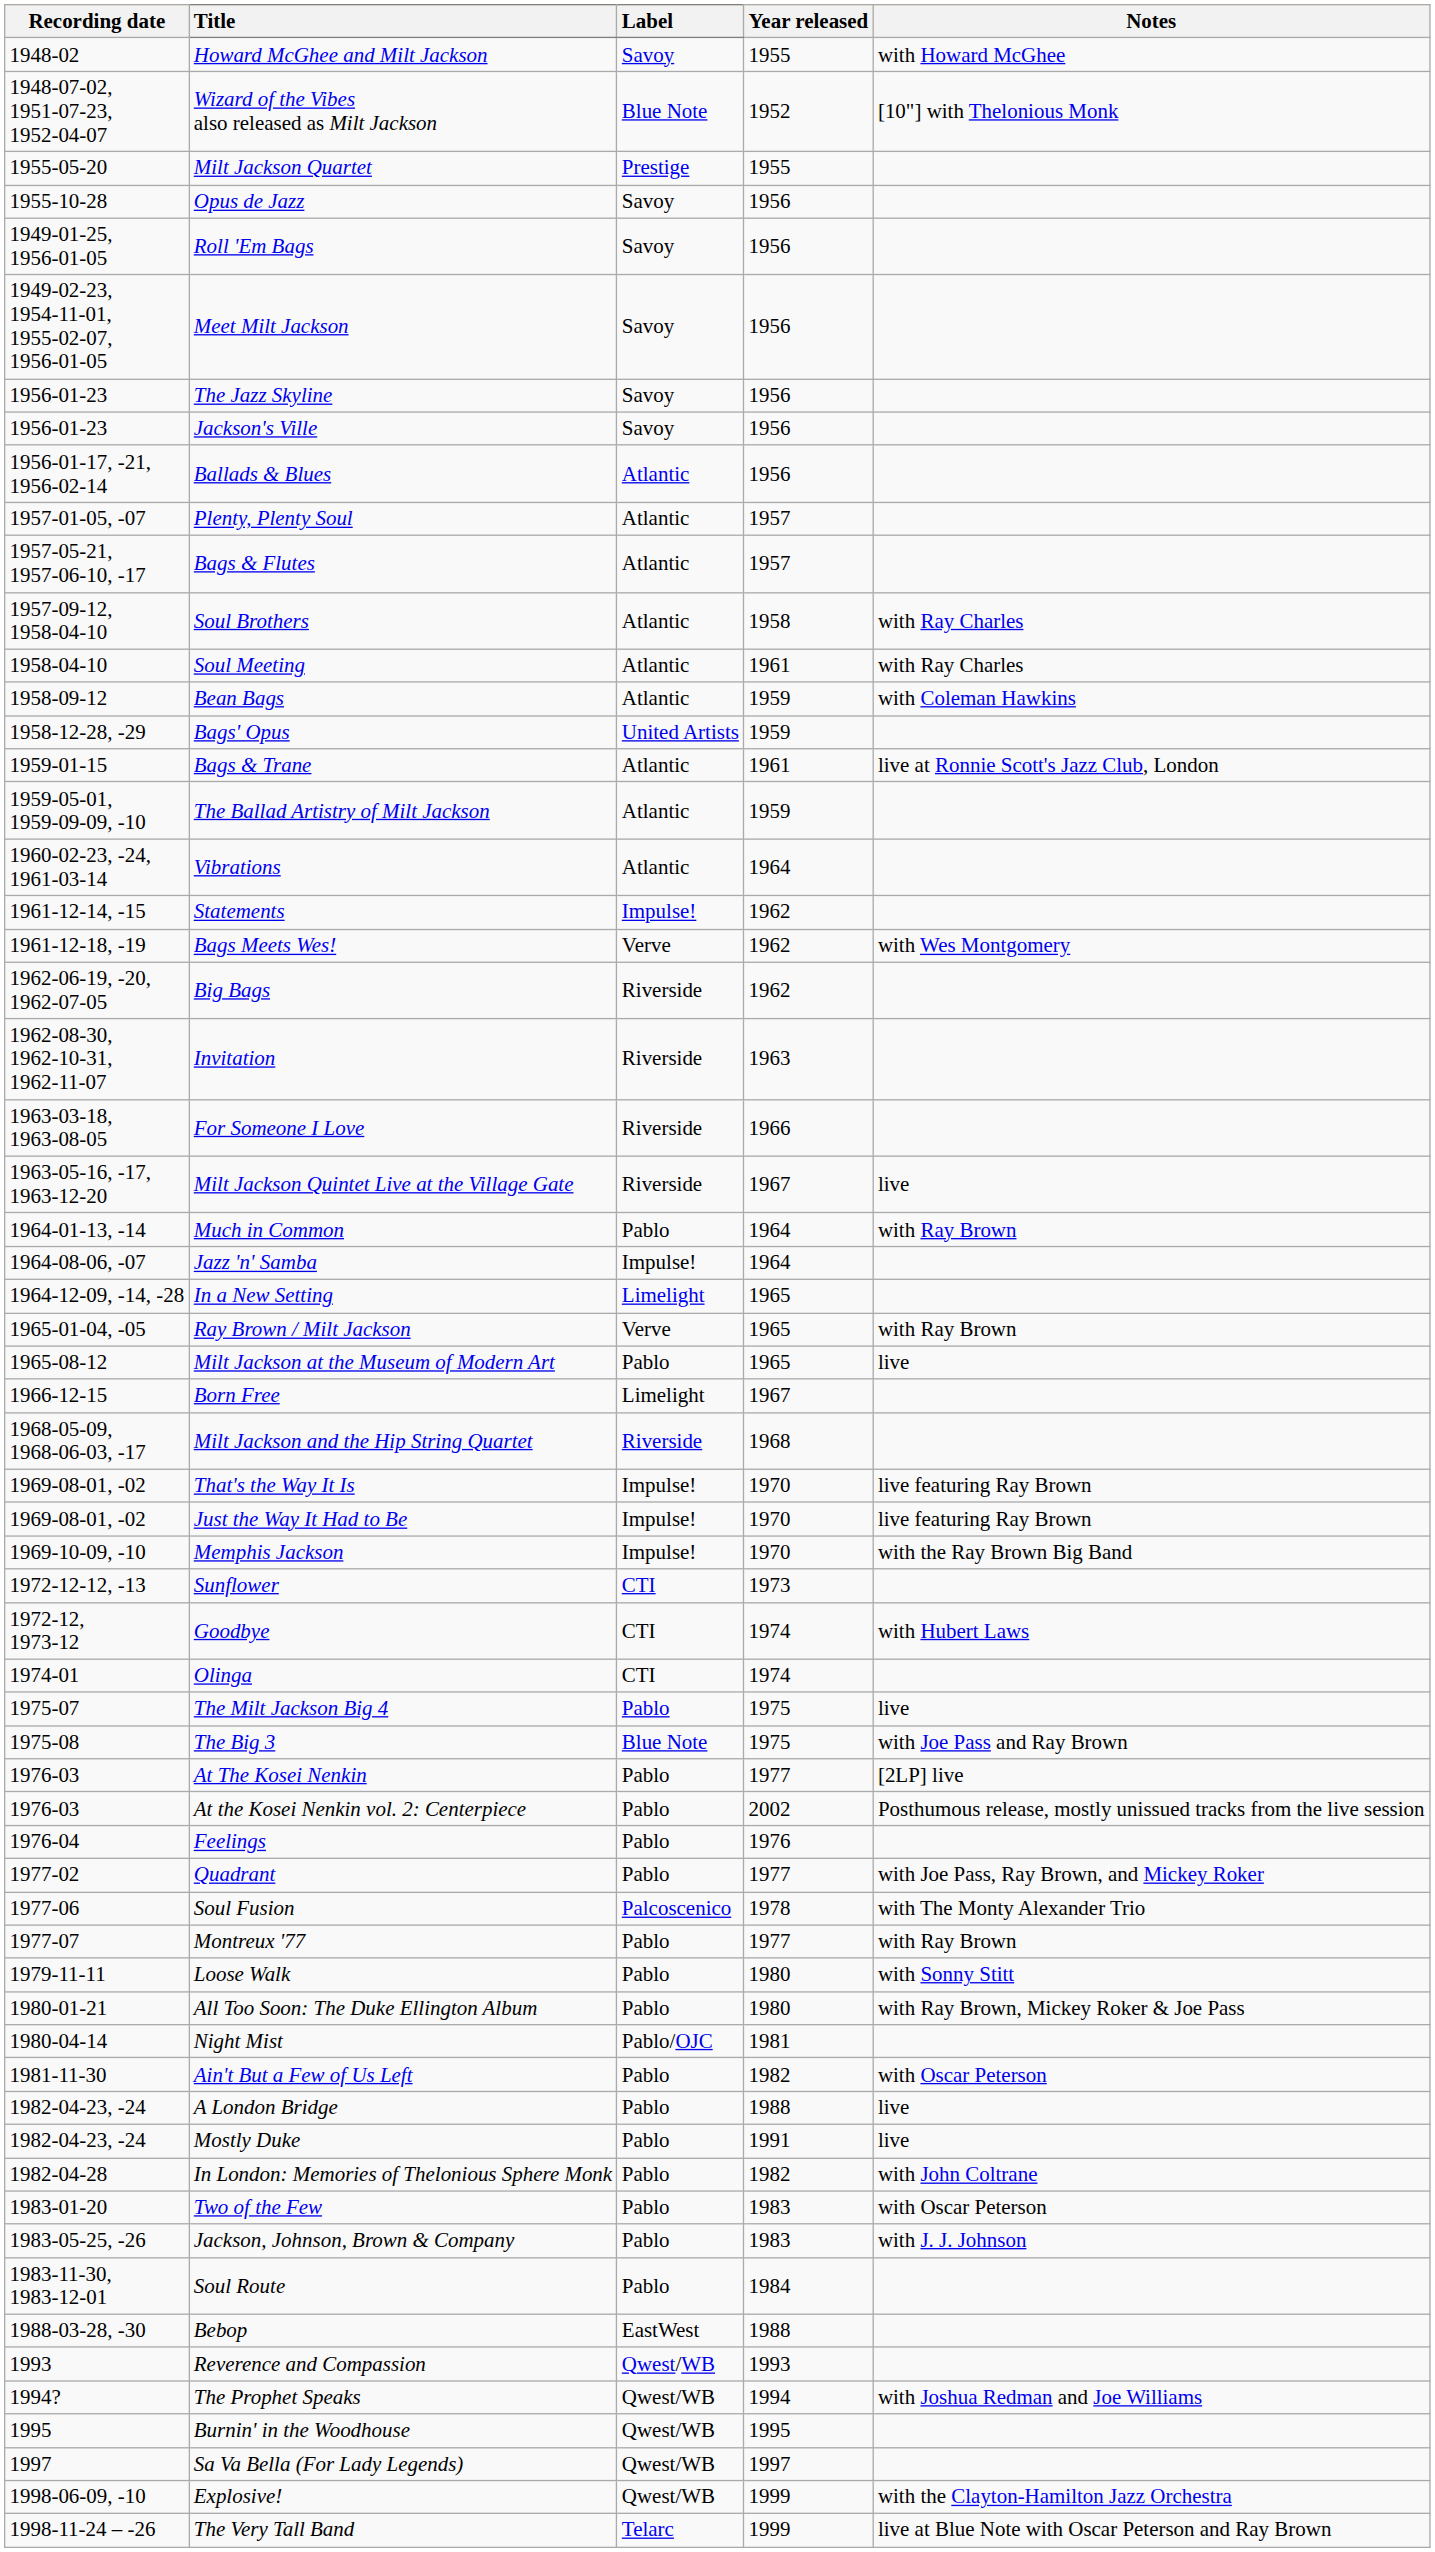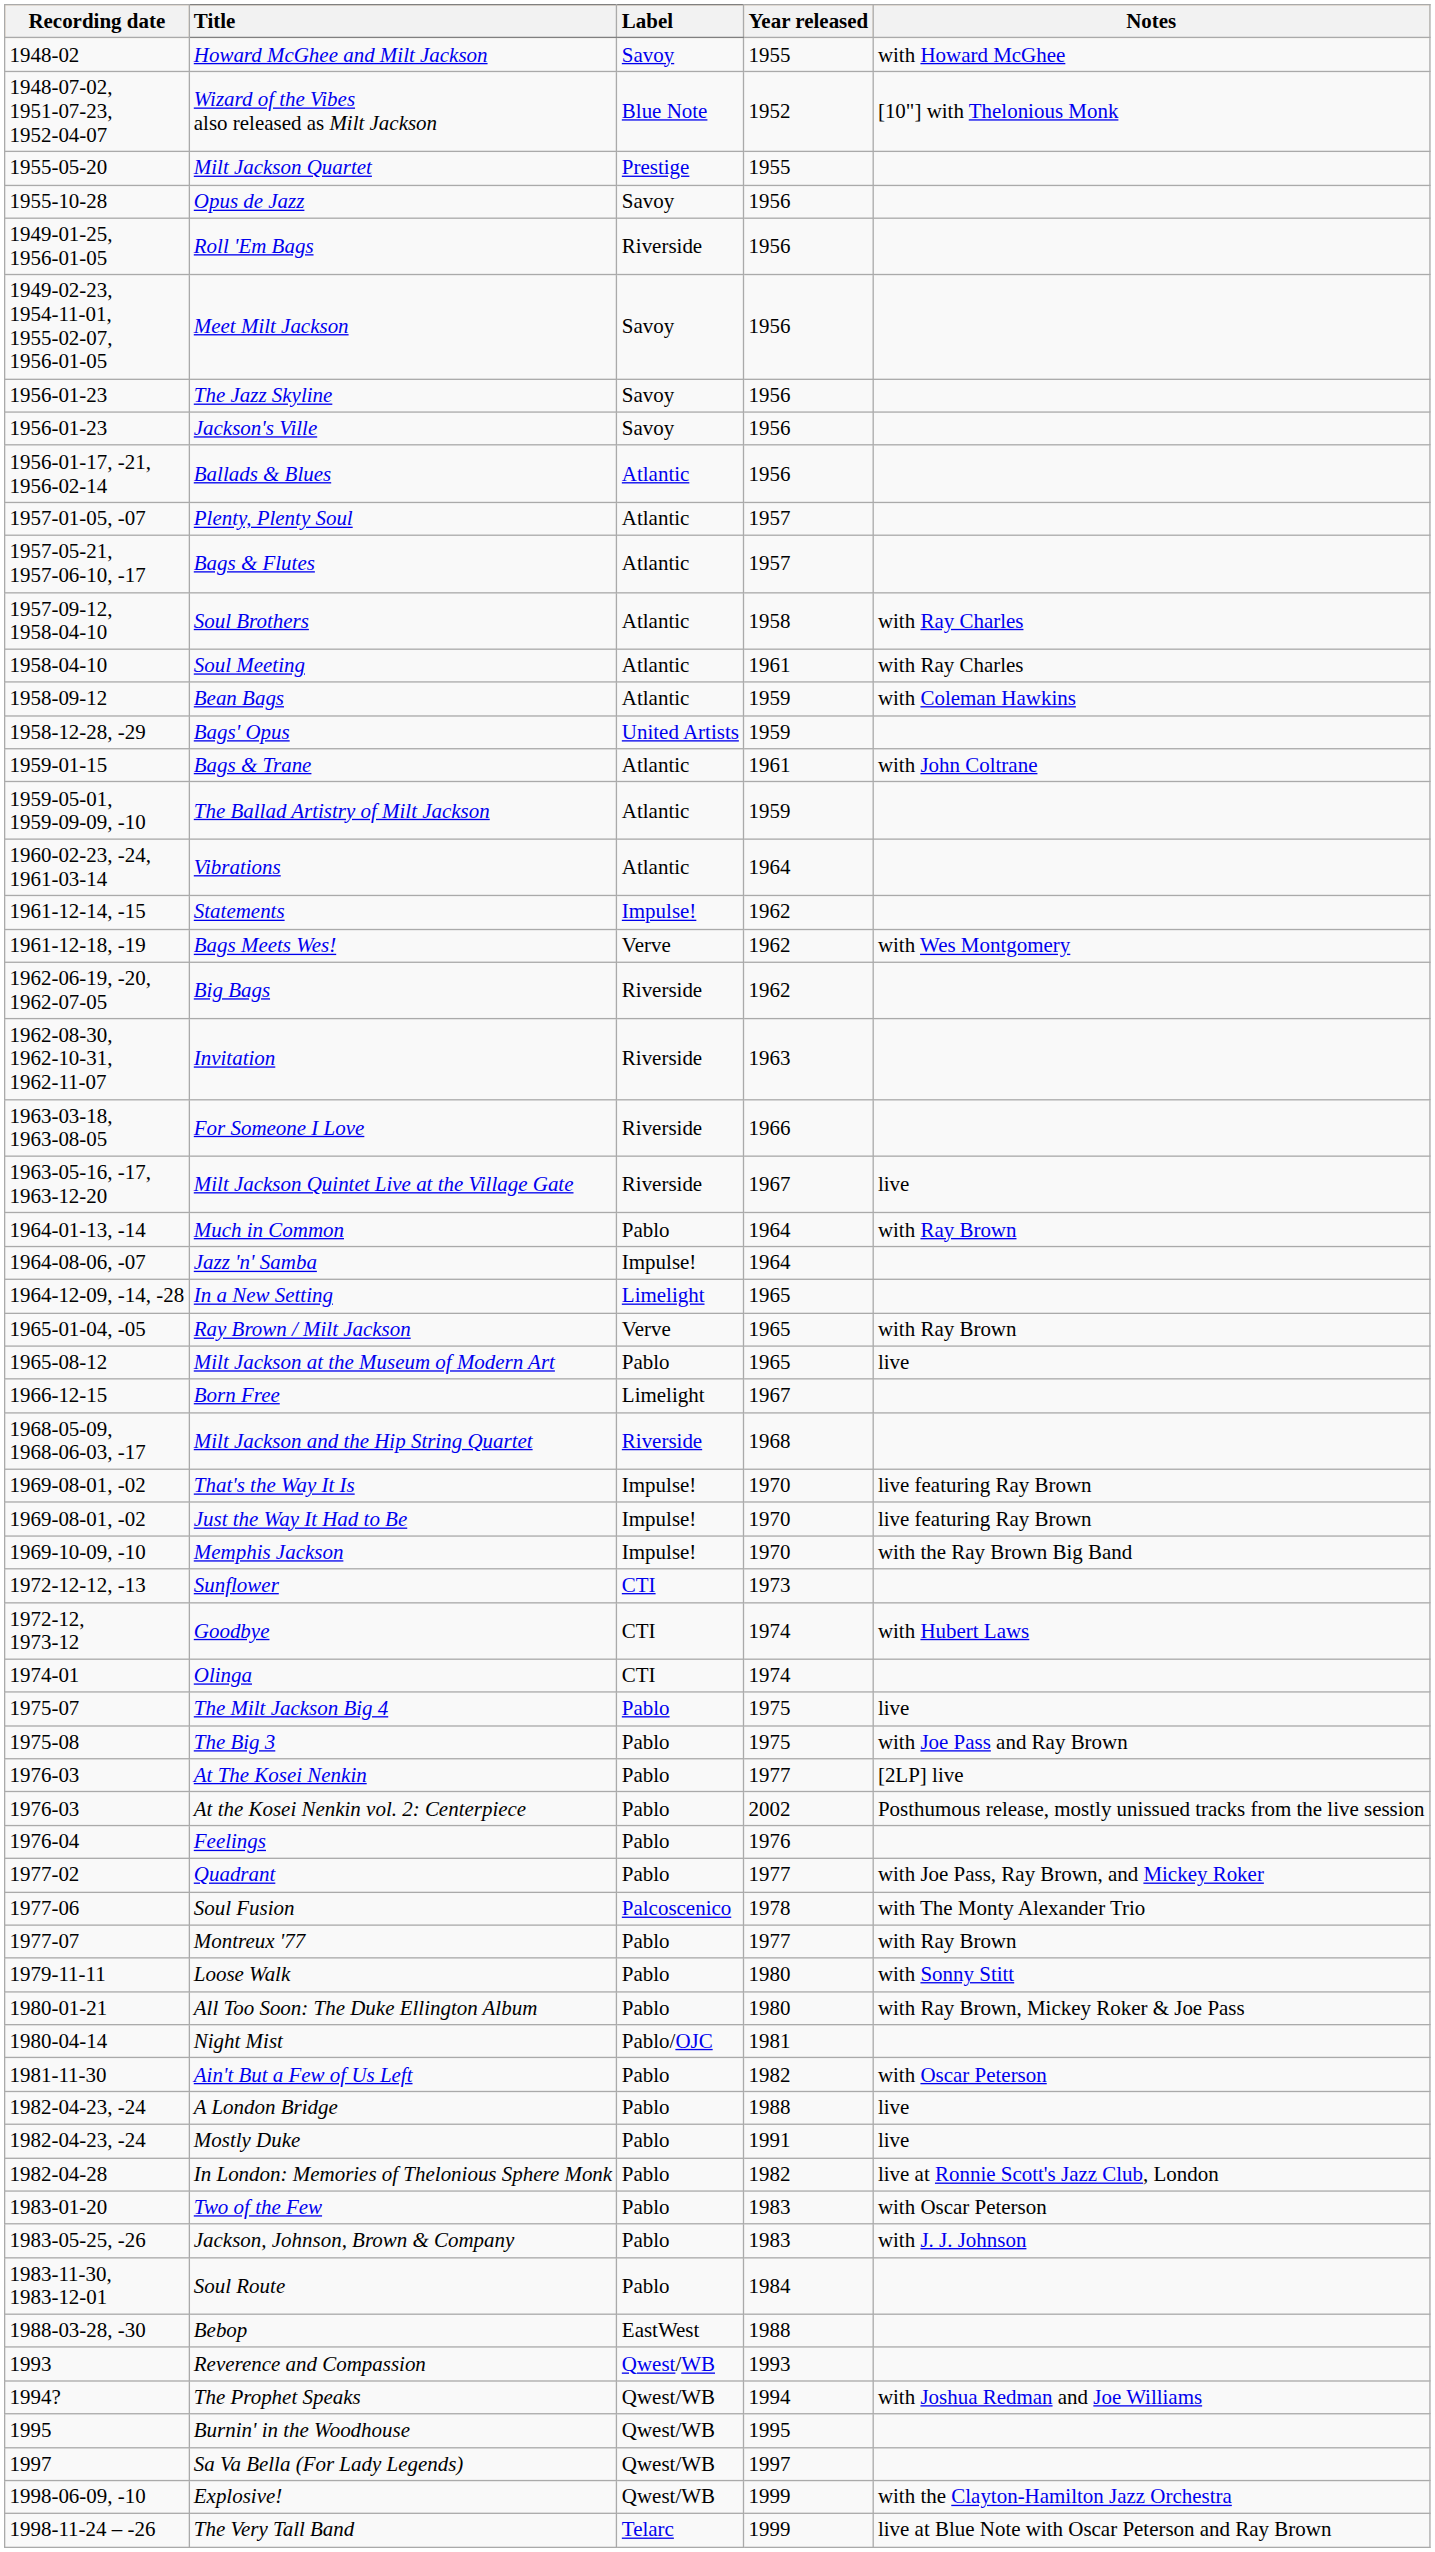(648, 246) Savoy -> (662, 246) Riverside
(1048, 765) live at Ronnie Scott's Jazz Club, London -> (958, 765) with John Coltrane
(665, 1741) Blue Note -> (646, 1741) Pablo
(958, 2174) with John Coltrane -> (1048, 2174) live at Ronnie Scott's Jazz Club, London
